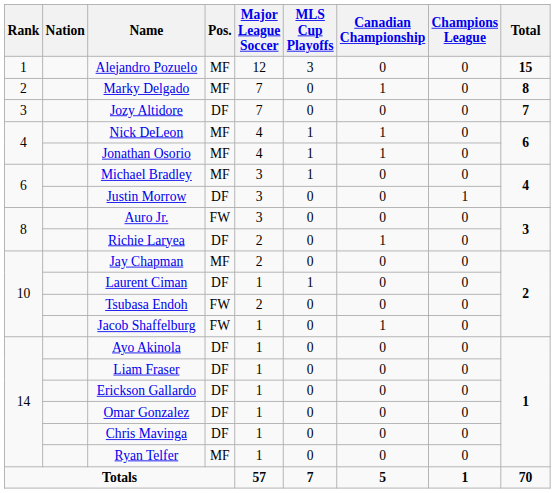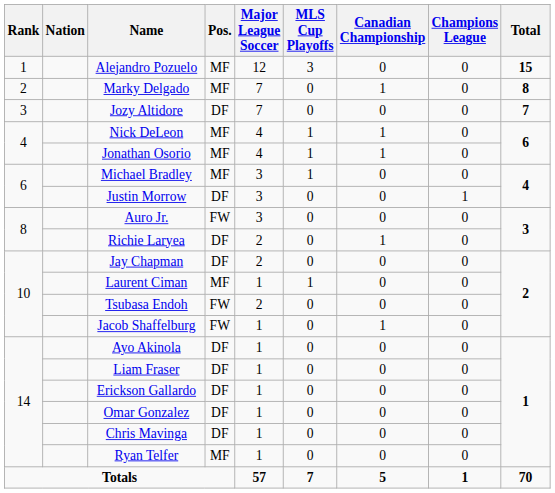(220, 261) MF -> (220, 261) DF
(220, 283) DF -> (220, 283) MF
